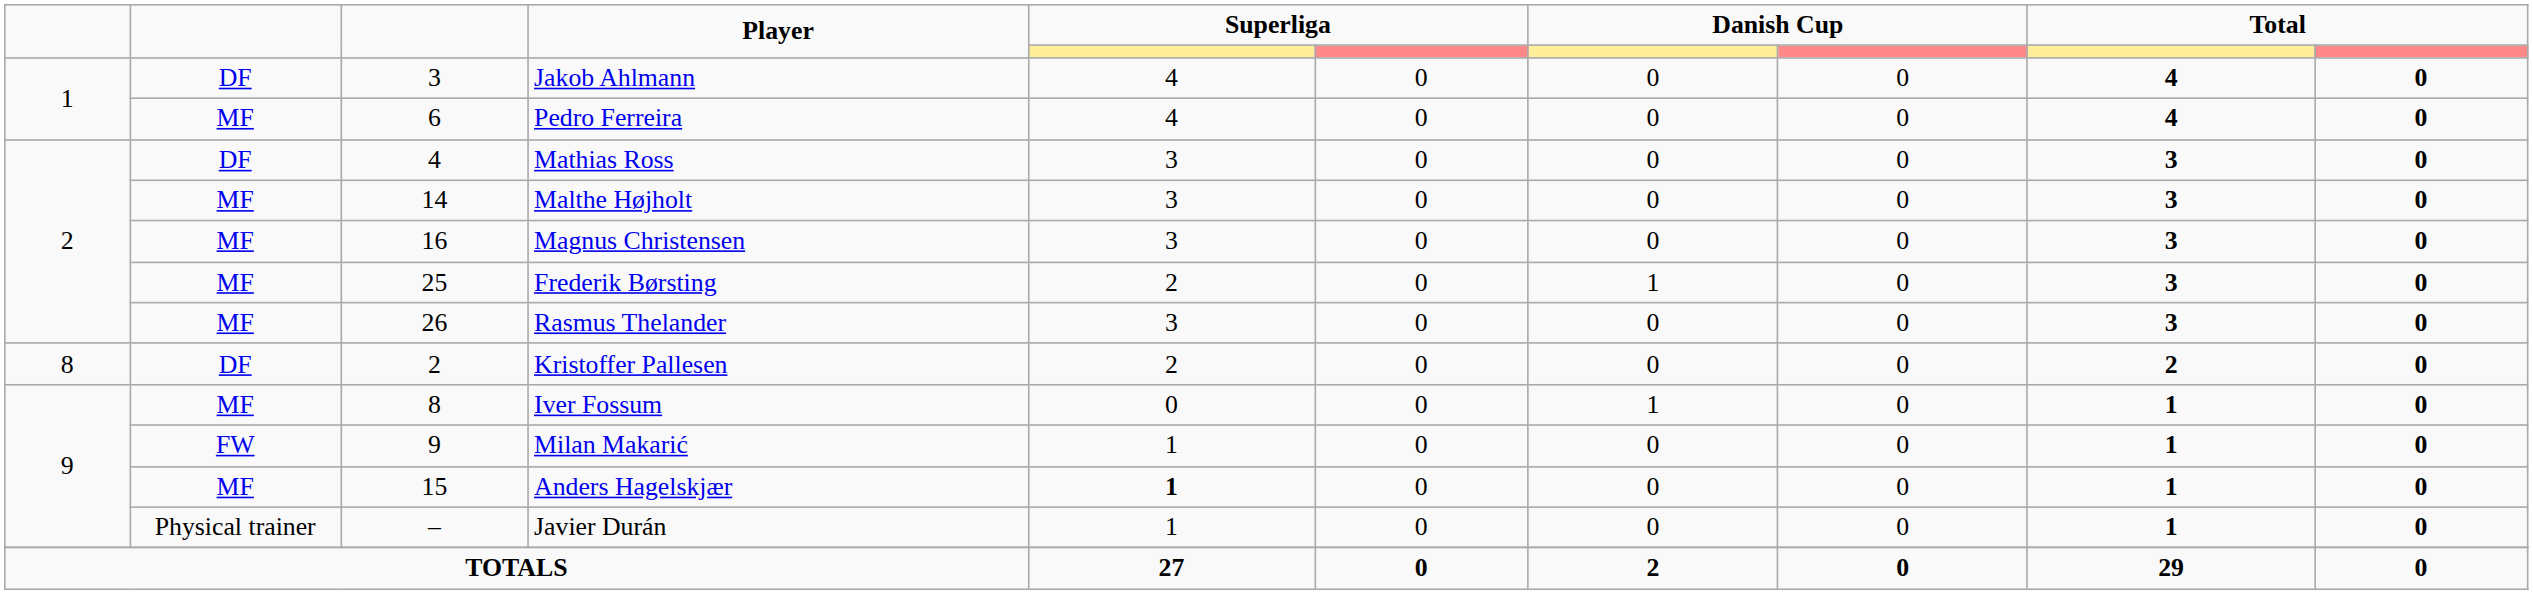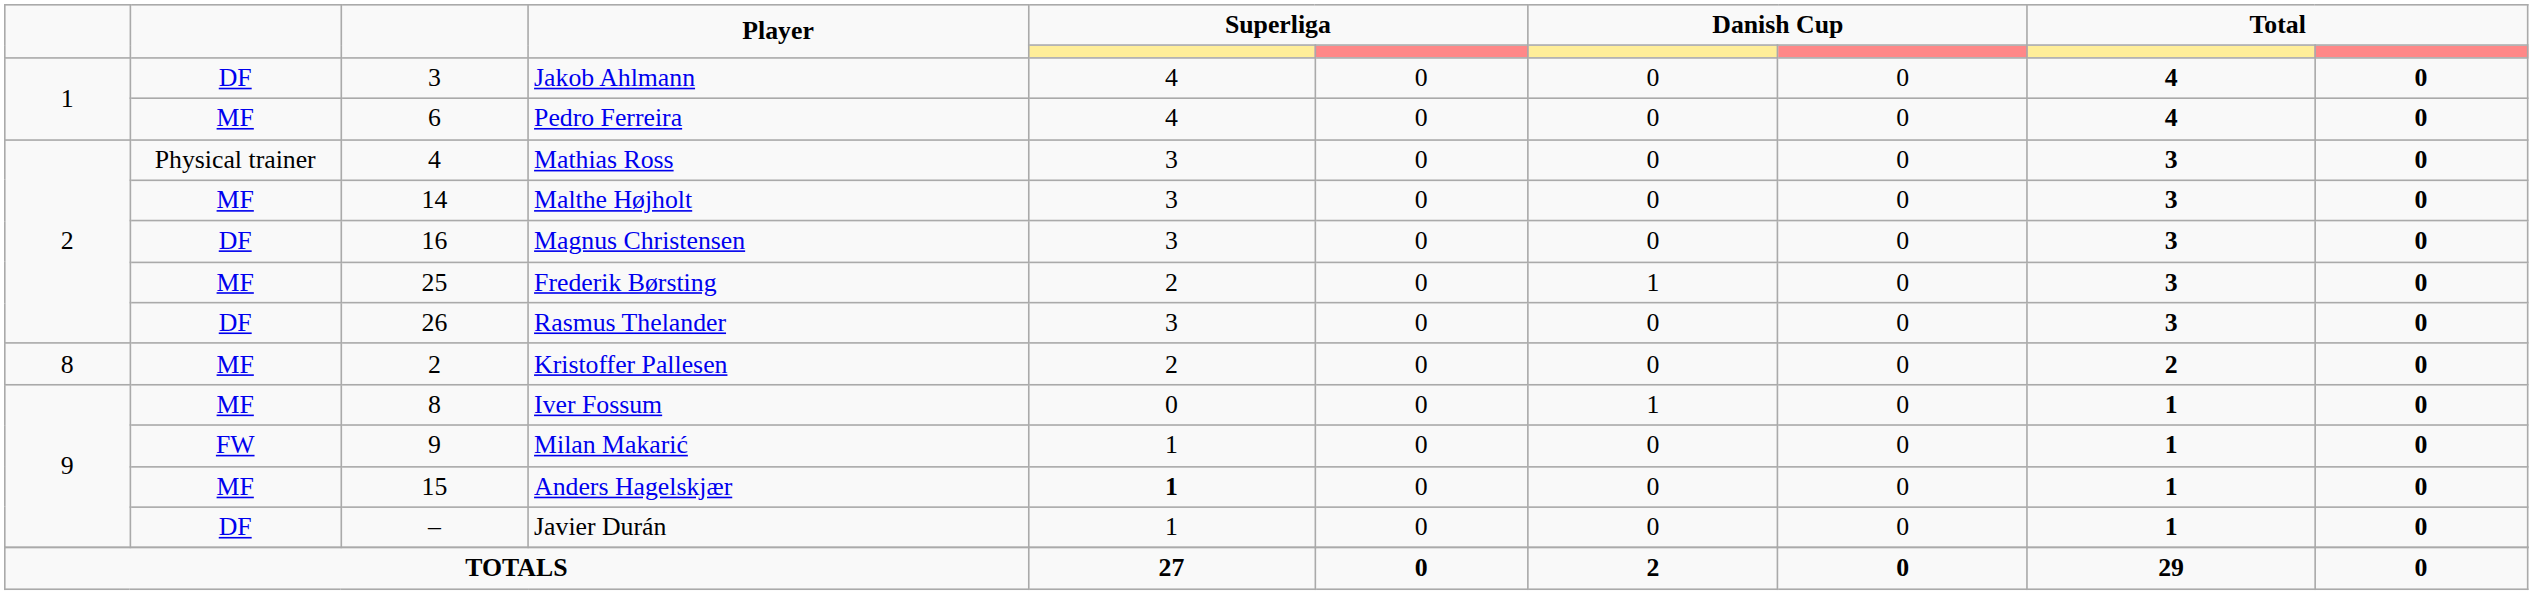(235, 159) DF -> (235, 159) Physical trainer
(235, 241) MF -> (235, 241) DF
(235, 322) MF -> (235, 322) DF
(235, 363) DF -> (235, 363) MF
(235, 527) Physical trainer -> (235, 527) DF
